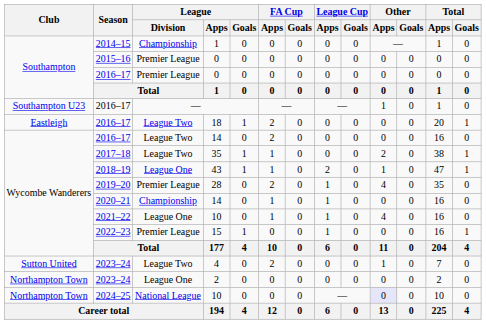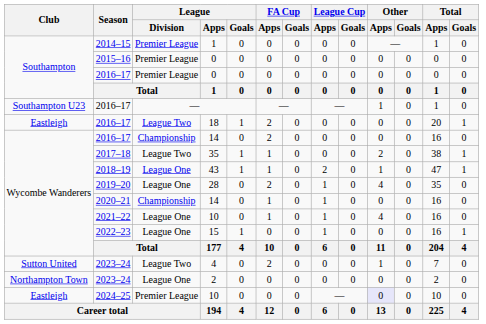(168, 43) Championship -> (167, 43) Premier League
(168, 138) League Two -> (167, 138) Championship
(168, 185) Premier League -> (167, 185) League One
(168, 232) Premier League -> (167, 232) League One
(49, 295) Northampton Town -> (49, 295) Eastleigh
(168, 295) National League -> (167, 295) Premier League
